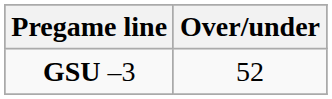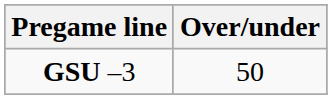(250, 71) 52 -> (250, 71) 50
